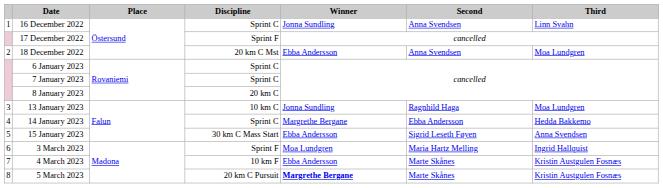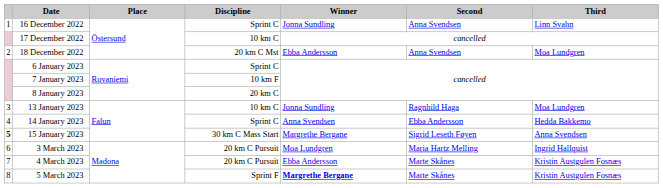(265, 38) Sprint F -> (264, 38) 10 km C
(264, 79) Sprint C -> (265, 79) 10 km F
(315, 120) Margrethe Bergane -> (309, 120) Anna Svendsen
(8, 134) normal -> (8, 134) bold
(310, 134) Ebba Andersson -> (315, 134) Margrethe Bergane
(265, 148) Sprint F -> (251, 148) 20 km C Pursuit
(265, 162) 10 km F -> (251, 162) 20 km C Pursuit
(251, 175) 20 km C Pursuit -> (265, 175) Sprint F
